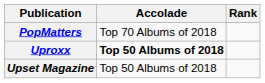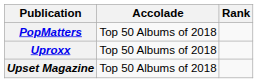(158, 31) Top 70 Albums of 2018 -> (158, 31) Top 50 Albums of 2018
(161, 50) bold -> (158, 50) normal
